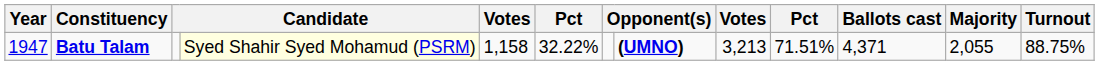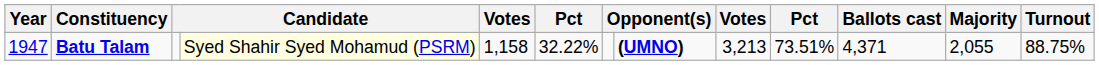(804, 46) 71.51% -> (804, 46) 73.51%
